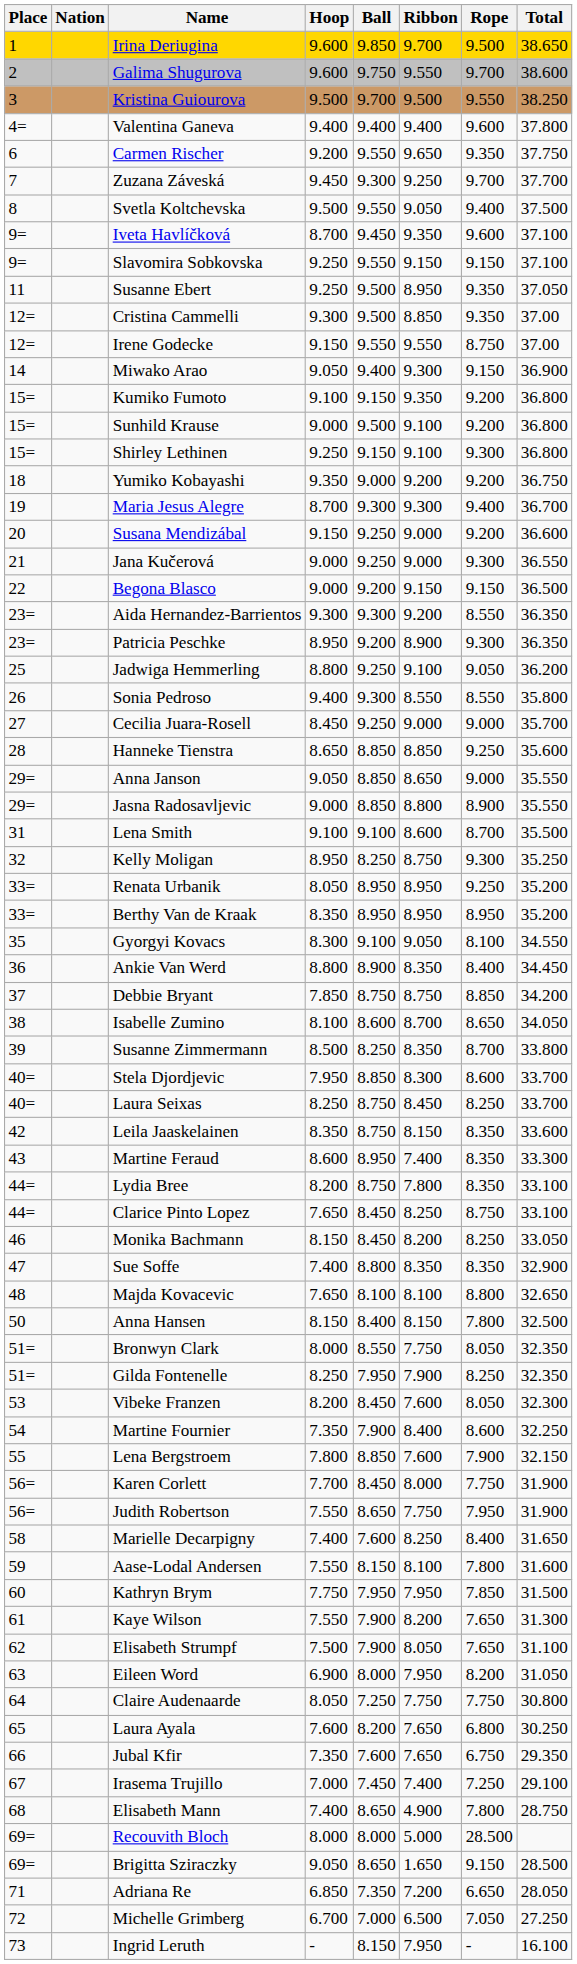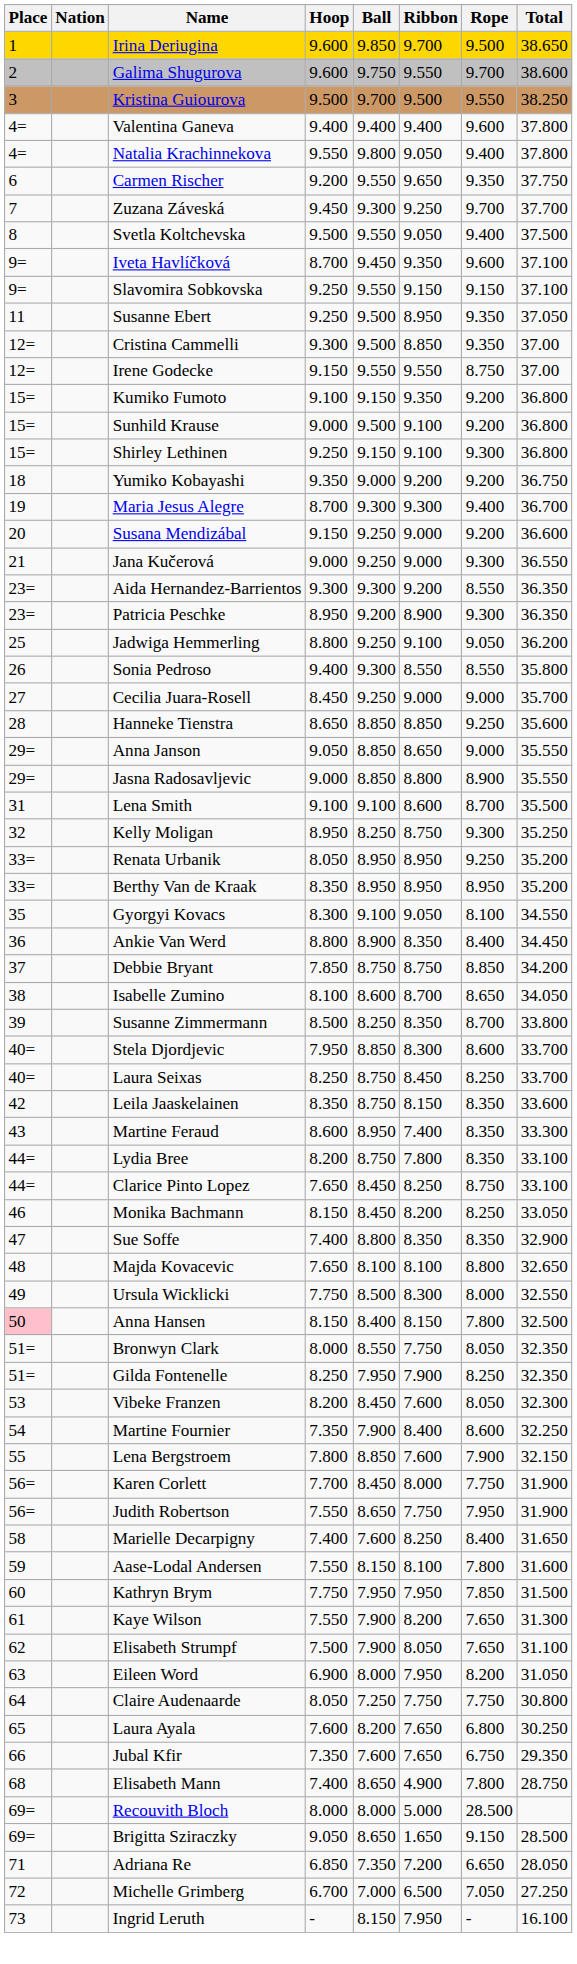+ row: (192, 153)
- row: (160, 371)
- row: (164, 588)
+ row: (171, 1294)
(17, 1321) no background -> (17, 1321) pink background
- row: (168, 1782)
